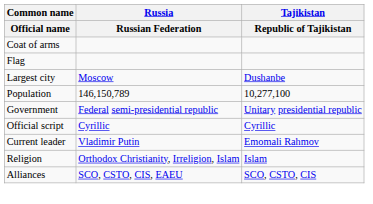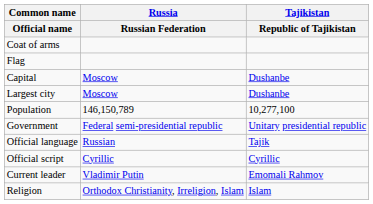+ row: (21, 77)
+ row: (42, 142)
- row: (26, 175)
